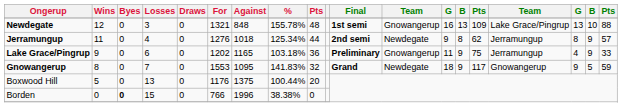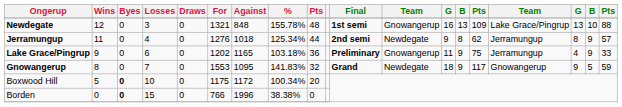(122, 81) normal -> (122, 81) bold
(150, 81) 13 -> (150, 81) 10
(219, 81) 1176 -> (219, 81) 1175
(244, 81) 1375 -> (243, 81) 1172
(288, 81) 100.44% -> (288, 81) 100.34%
